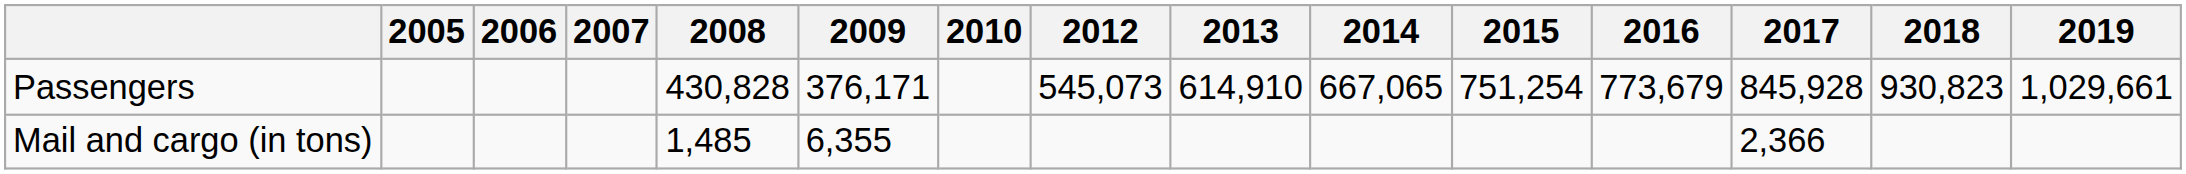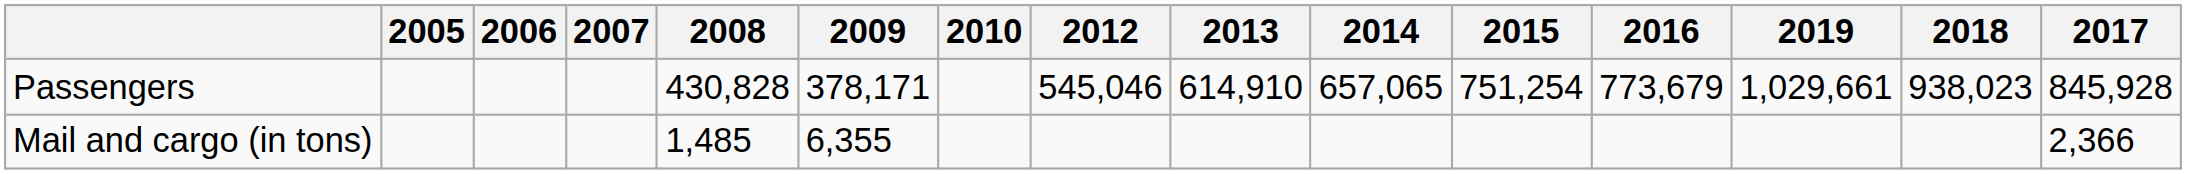columns swapped: (1802, 31) <-> (2096, 31)
(868, 86) 376,171 -> (868, 86) 378,171
(1100, 86) 545,073 -> (1100, 86) 545,046
(1381, 86) 667,065 -> (1381, 86) 657,065
(1942, 86) 930,823 -> (1970, 86) 938,023
